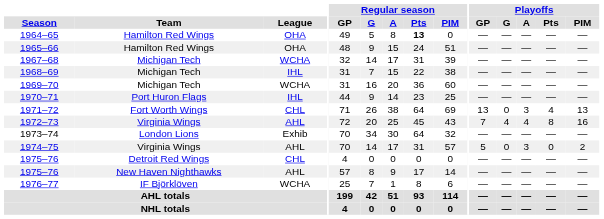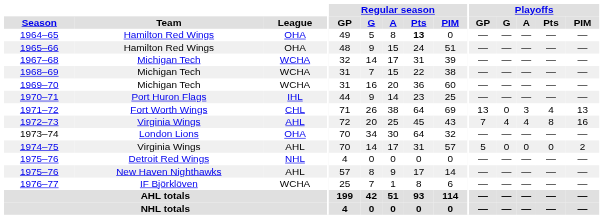(295, 72) IHL -> (295, 72) WCHA
(295, 134) Exhib -> (295, 134) OHA
(526, 146) 3 -> (526, 146) 0
(295, 159) CHL -> (295, 159) NHL
